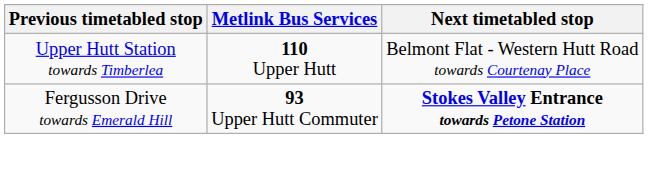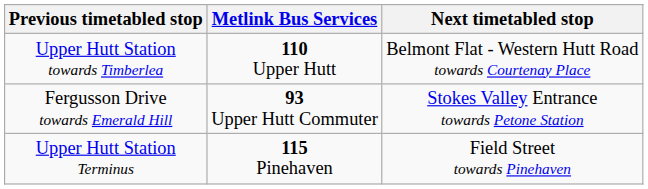(512, 108) bold -> (512, 108) normal
+ row: (106, 158)
